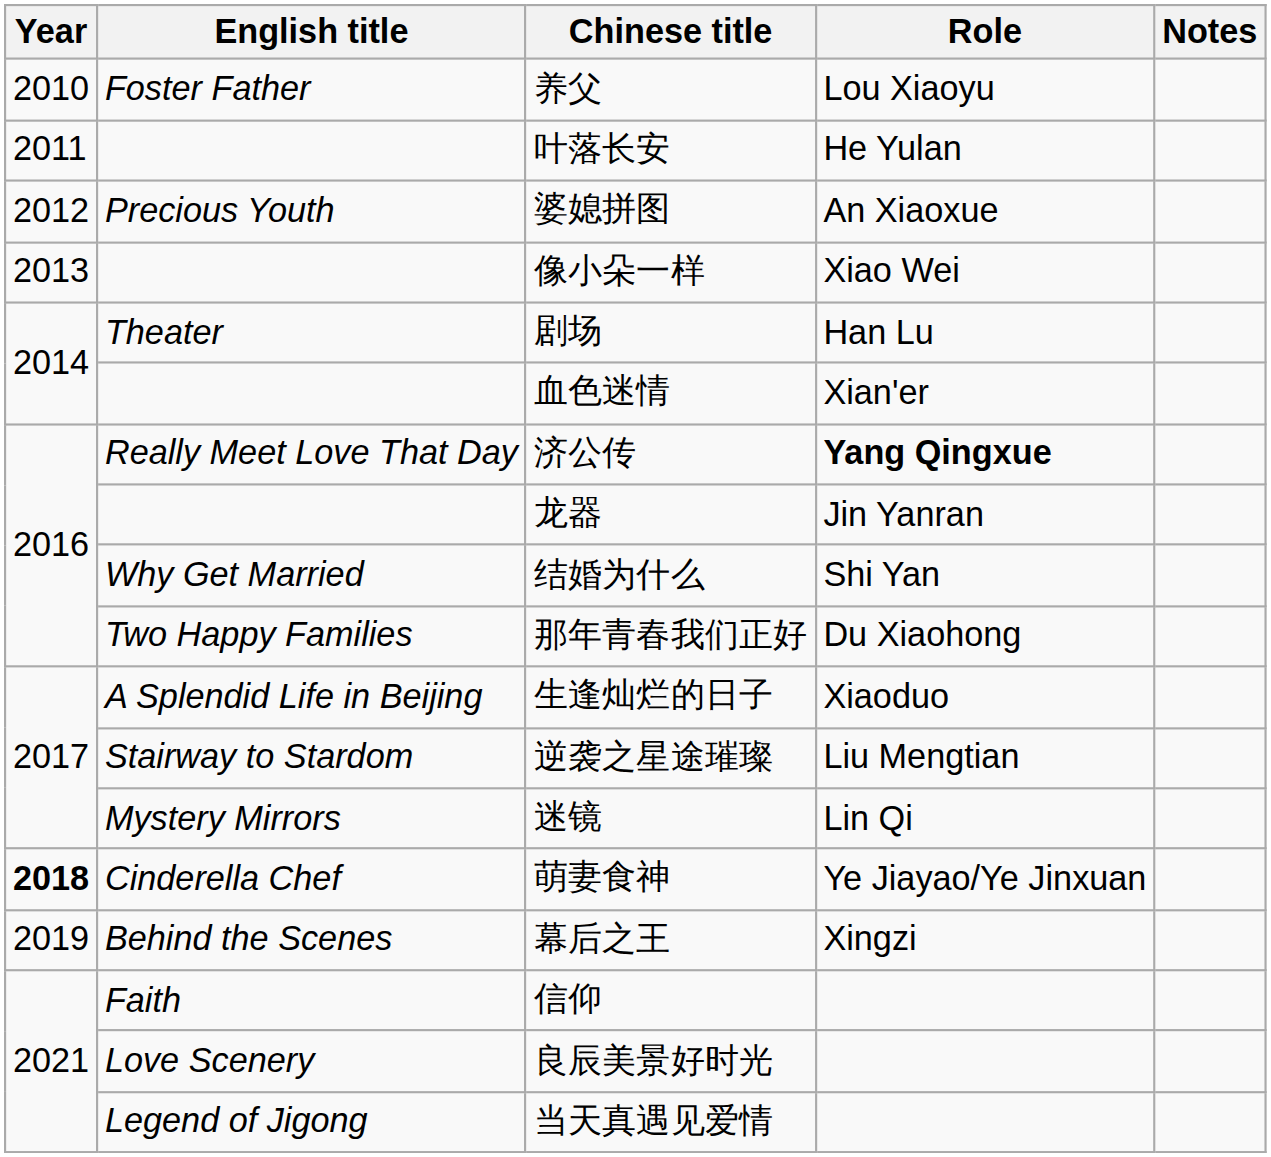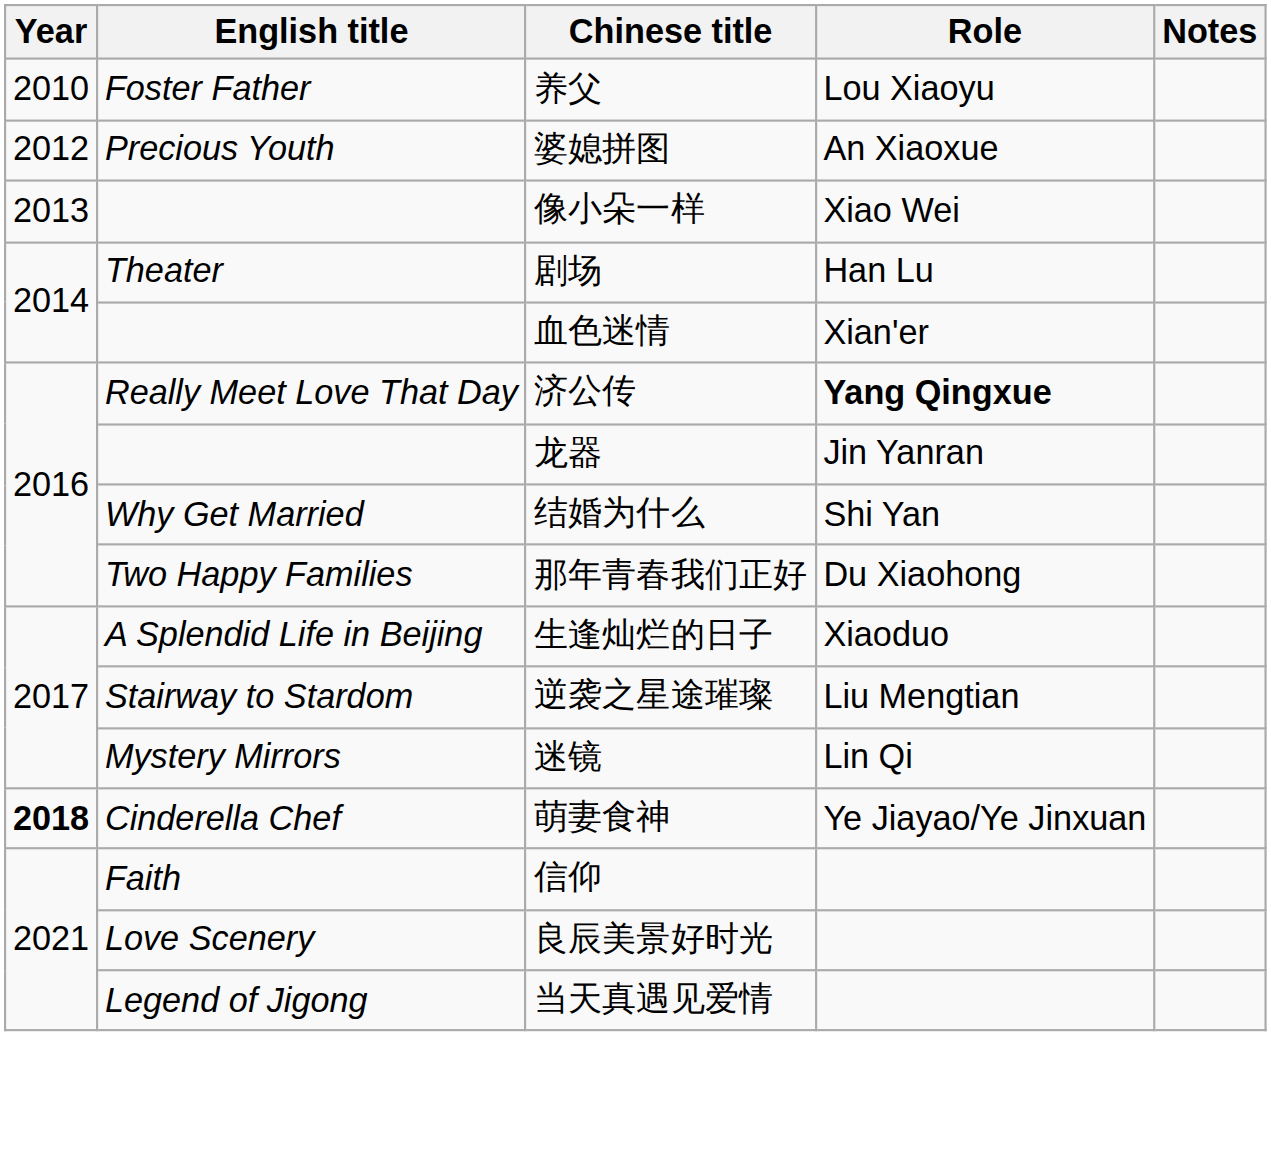- row: (602, 148)
- row: (602, 938)
